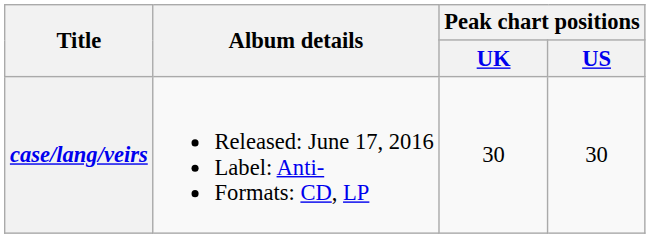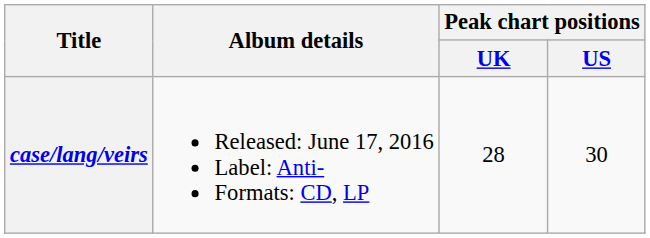(494, 154) 30 -> (494, 154) 28
